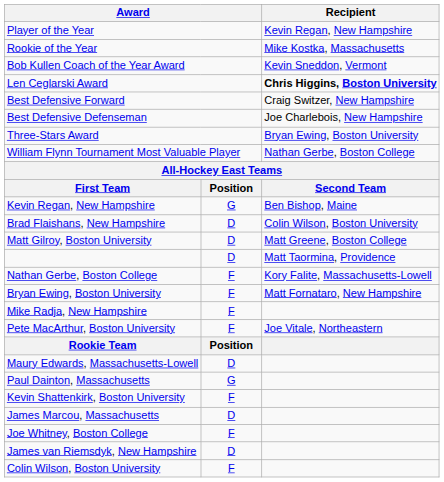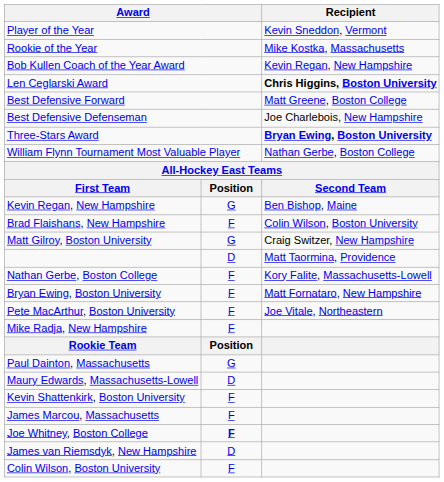(338, 30) Kevin Regan, New Hampshire -> (325, 30) Kevin Sneddon, Vermont
(325, 65) Kevin Sneddon, Vermont -> (338, 65) Kevin Regan, New Hampshire
(339, 100) Craig Switzer, New Hampshire -> (336, 100) Matt Greene, Boston College
(341, 135) normal -> (348, 135) bold
(231, 223) D -> (231, 223) F
(231, 240) D -> (231, 240) G
(336, 240) Matt Greene, Boston College -> (339, 240) Craig Switzer, New Hampshire
rows swapped: (91, 328) <-> (77, 310)
rows swapped: (78, 380) <-> (103, 363)
(231, 415) D -> (231, 415) F
(231, 433) normal -> (231, 433) bold
